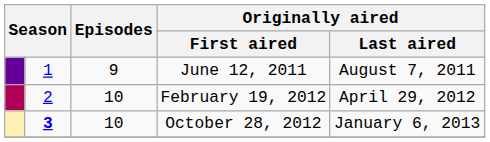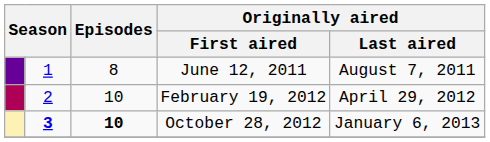(114, 71) 9 -> (114, 71) 8
(114, 124) normal -> (114, 124) bold
